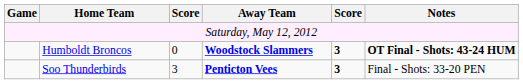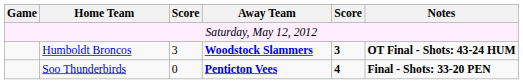(175, 50) 0 -> (175, 50) 3
(175, 69) 3 -> (175, 69) 0
(337, 69) 3 -> (337, 69) 4
(426, 69) normal -> (429, 69) bold
